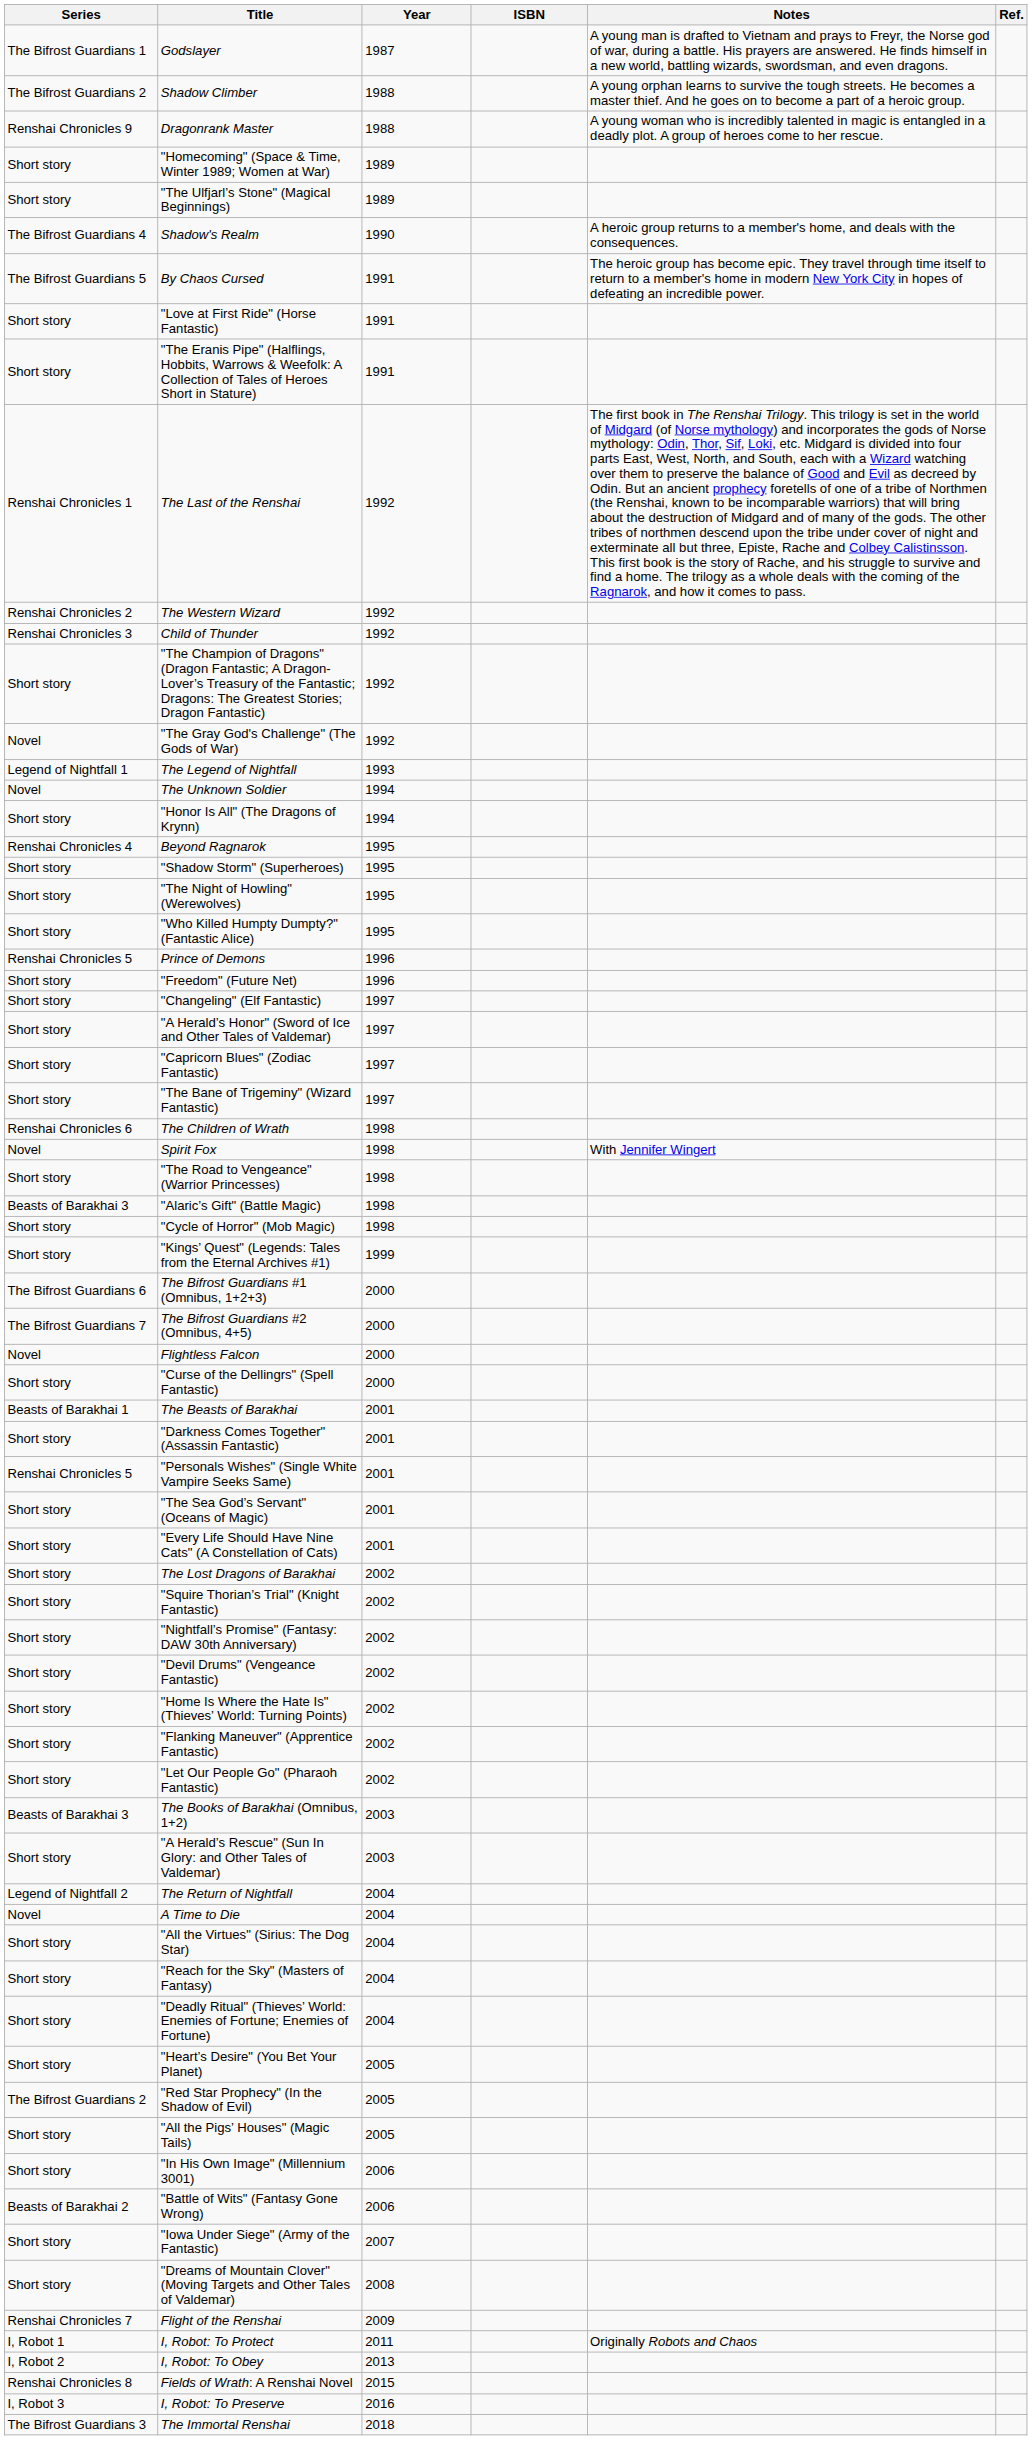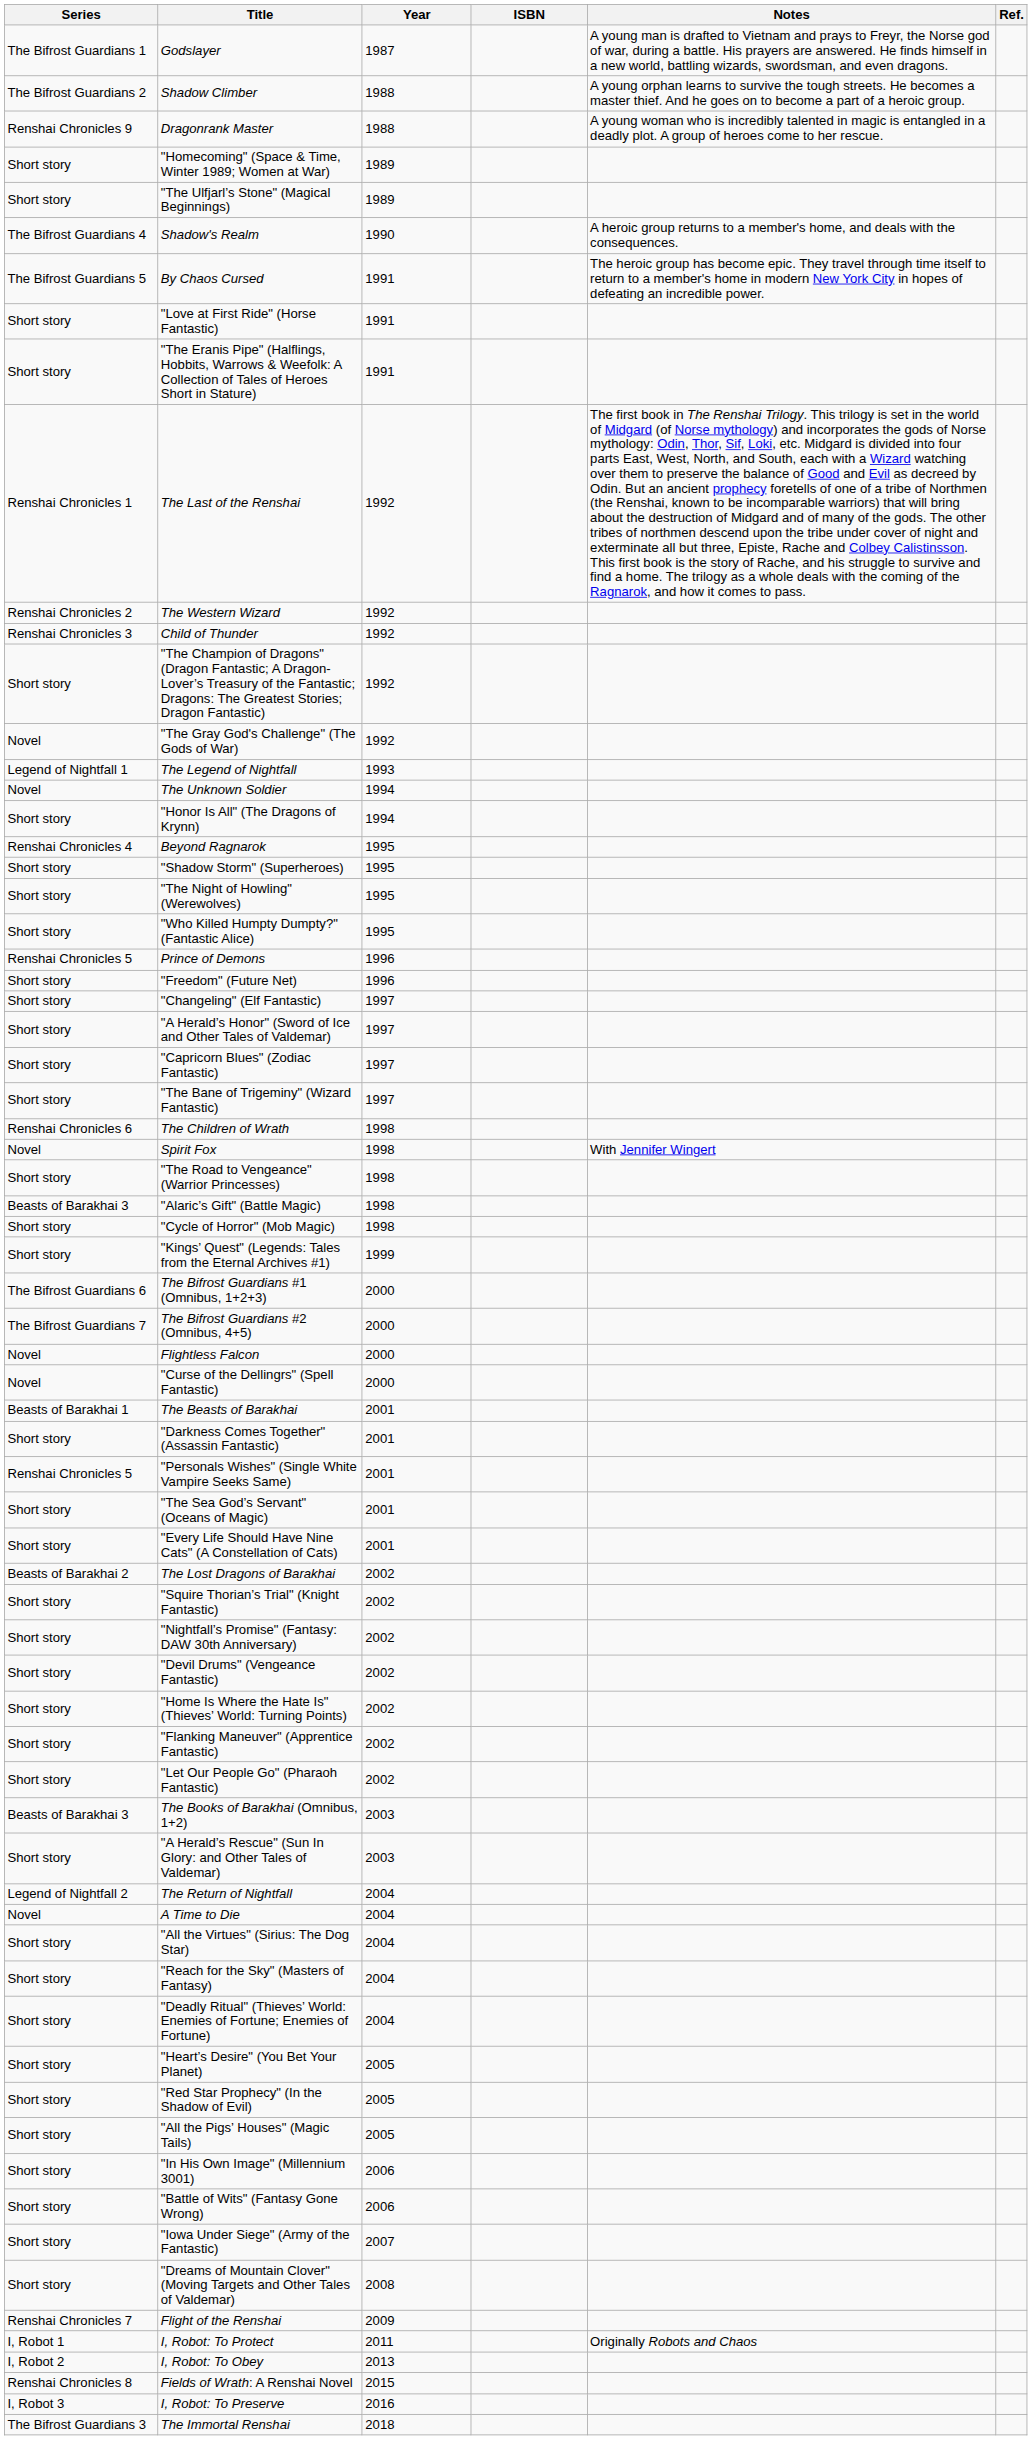(39, 1382) Short story -> (24, 1382) Novel
(39, 1573) Short story -> (68, 1573) Beasts of Barakhai 2
(77, 2099) The Bifrost Guardians 2 -> (39, 2099) Short story
(68, 2206) Beasts of Barakhai 2 -> (39, 2206) Short story
